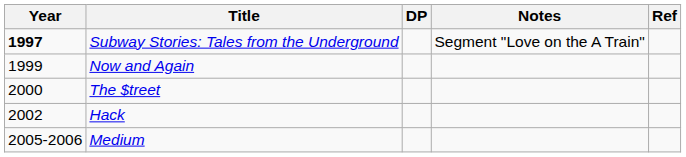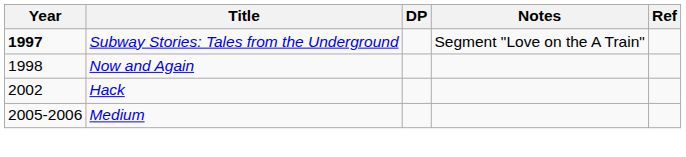(25, 66) 1999 -> (25, 66) 1998
- row: (125, 90)
